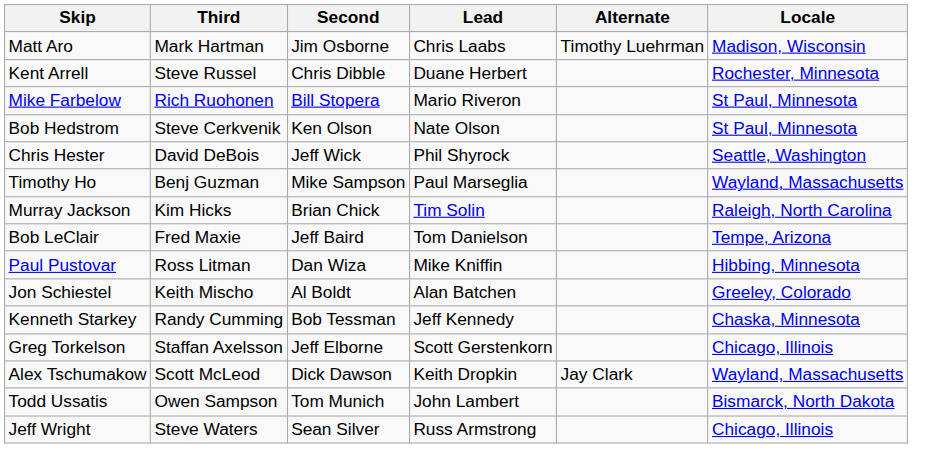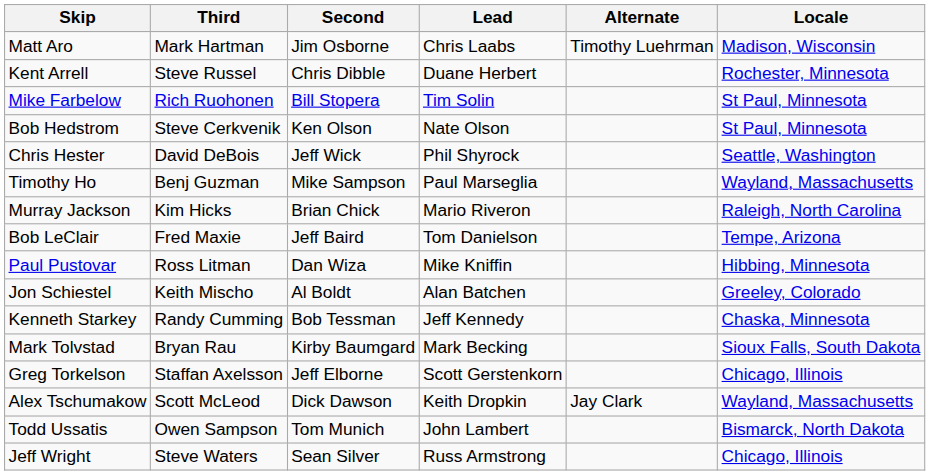(467, 100) Mario Riveron -> (459, 100) Tim Solin
(449, 210) Tim Solin -> (477, 210) Mario Riveron
+ row: (62, 347)
